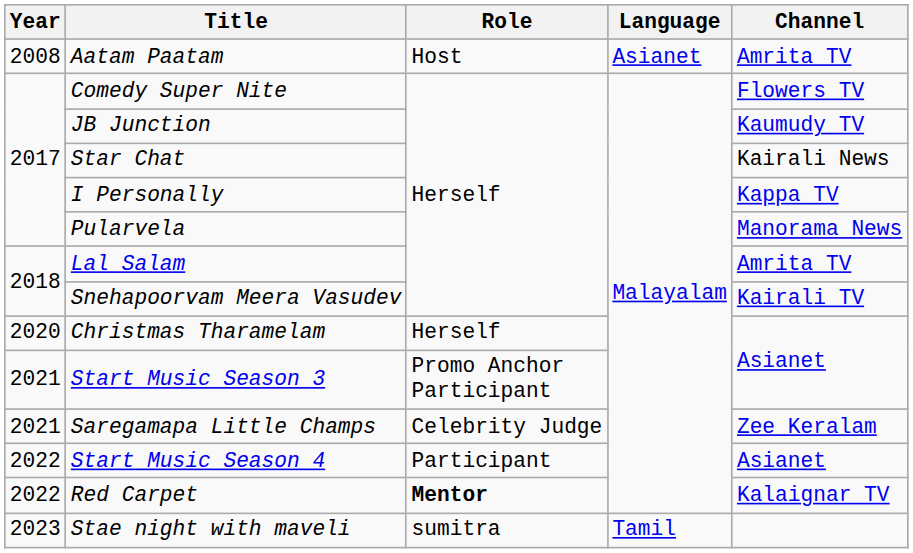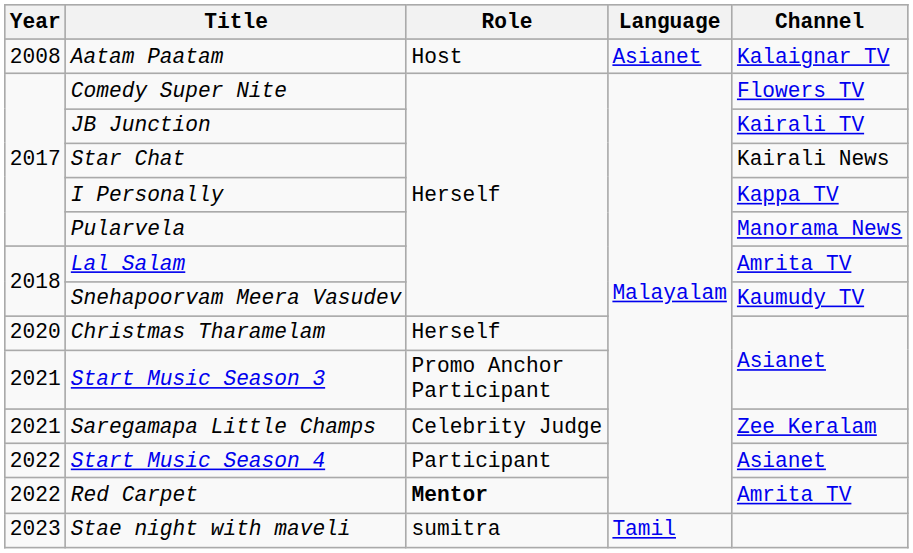(794, 57) Amrita TV -> (813, 57) Kalaignar TV
(801, 126) Kaumudy TV -> (801, 126) Kairali TV
(801, 298) Kairali TV -> (801, 298) Kaumudy TV
(813, 495) Kalaignar TV -> (794, 495) Amrita TV
